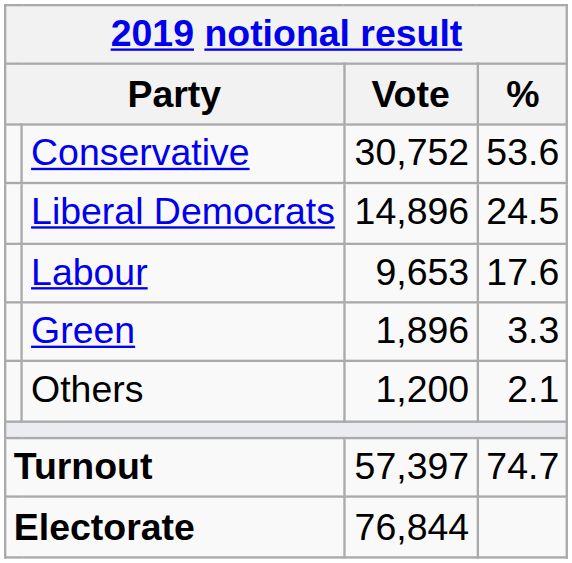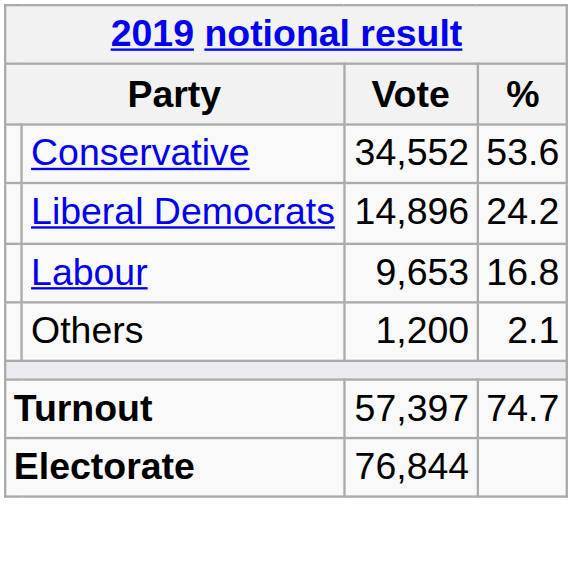(412, 152) 30,752 -> (412, 152) 34,552
(523, 212) 24.5 -> (523, 212) 24.2
(523, 271) 17.6 -> (523, 271) 16.8
- row: (83, 331)
